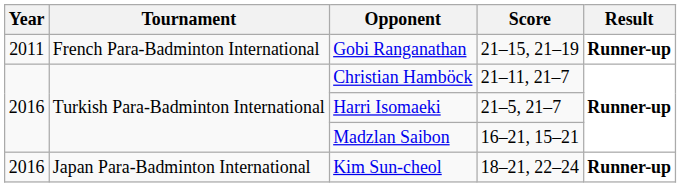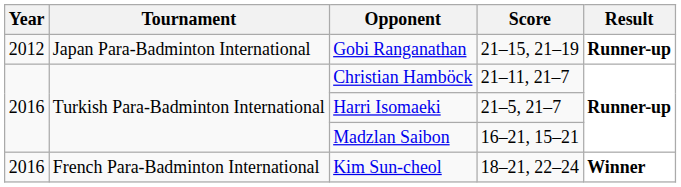(27, 49) 2011 -> (27, 49) 2012
(186, 49) French Para-Badminton International -> (182, 49) Japan Para-Badminton International
(182, 166) Japan Para-Badminton International -> (186, 166) French Para-Badminton International
(629, 166) Runner-up -> (616, 166) Winner
